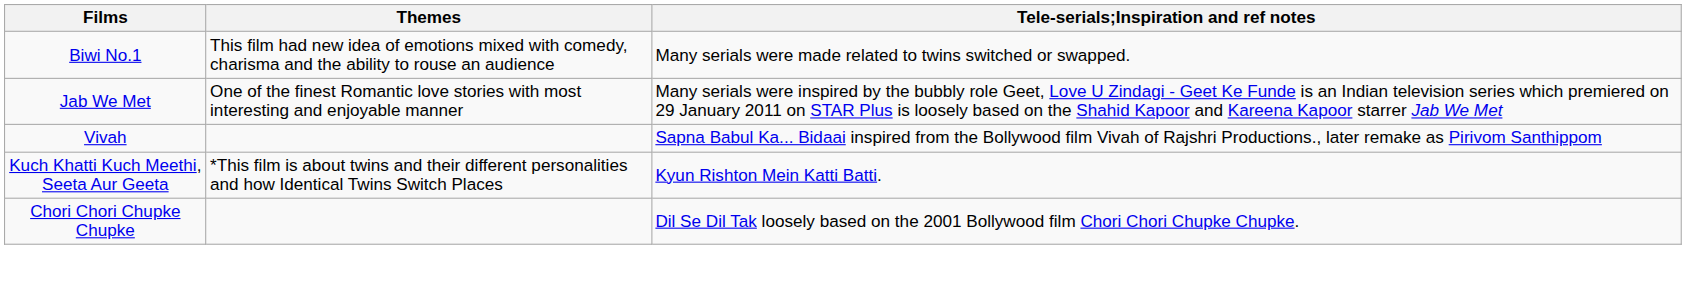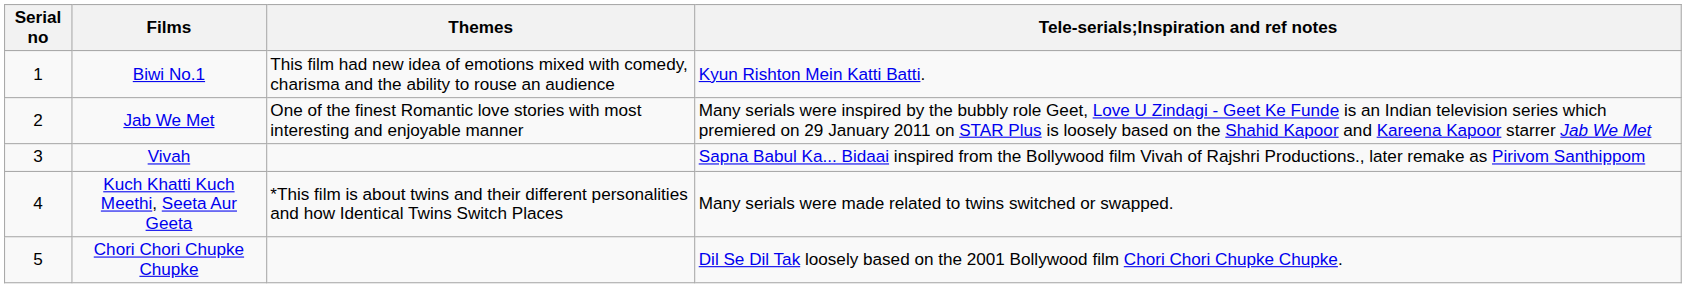+ column: (38, 27)
(893, 54) Many serials were made related to twins switched or swapped. -> (812, 74) Kyun Rishton Mein Katti Batti.
(769, 174) Kyun Rishton Mein Katti Batti. -> (936, 203) Many serials were made related to twins switched or swapped.
